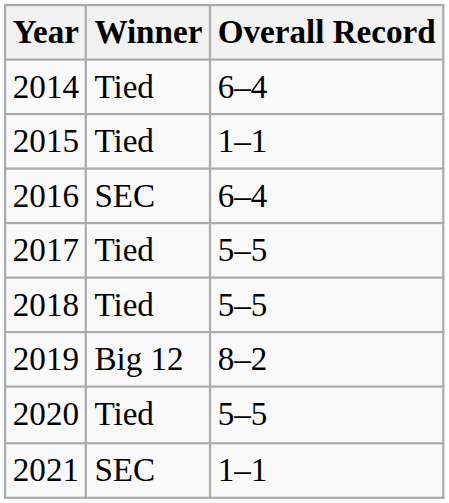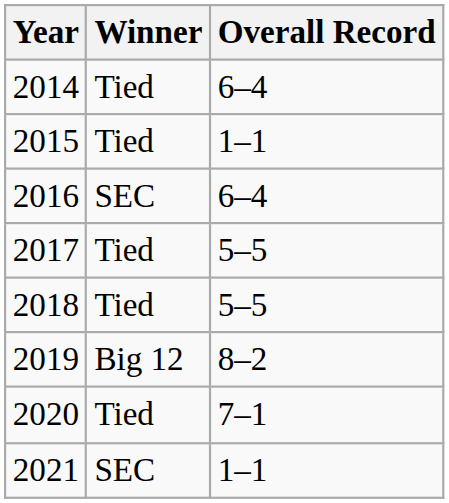(243, 414) 5–5 -> (243, 414) 7–1
